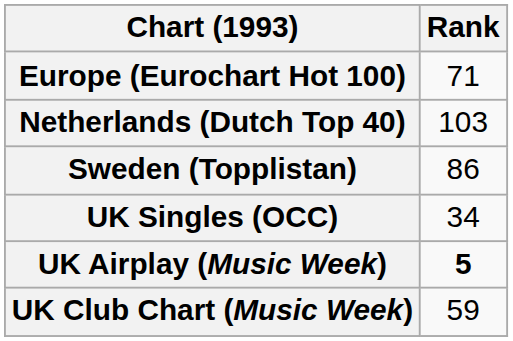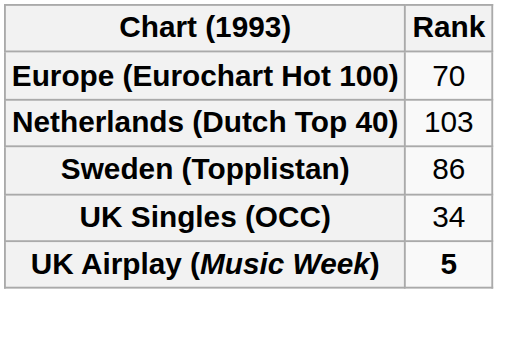(463, 75) 71 -> (449, 75) 70
- row: (212, 311)
